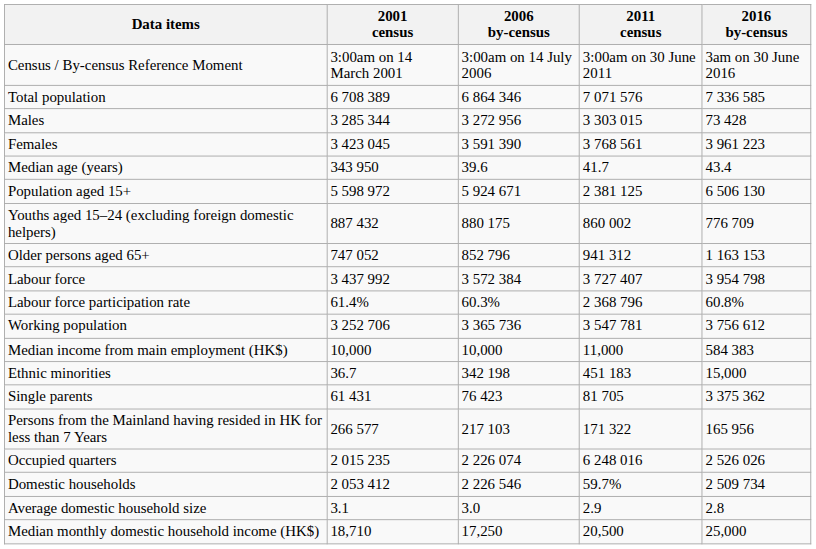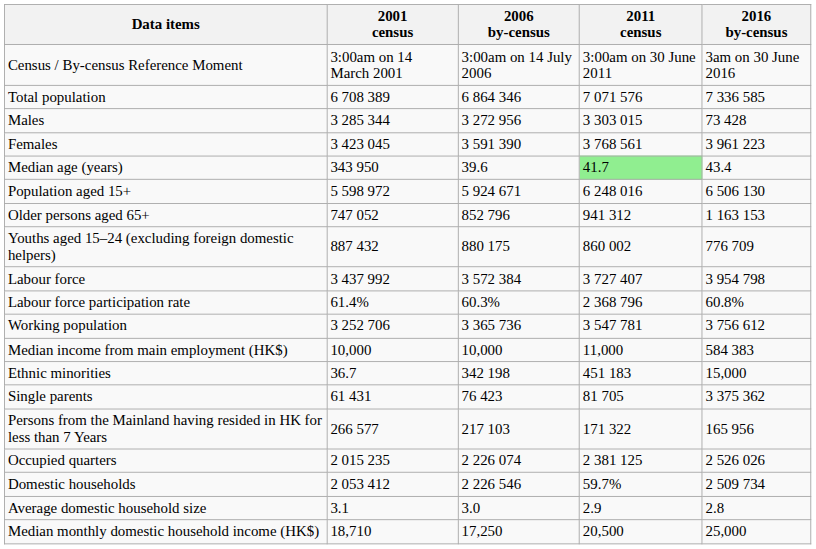(641, 168) no background -> (641, 168) lightgreen background
(641, 191) 2 381 125 -> (641, 191) 6 248 016
rows swapped: (151, 223) <-> (79, 255)
(641, 461) 6 248 016 -> (641, 461) 2 381 125
